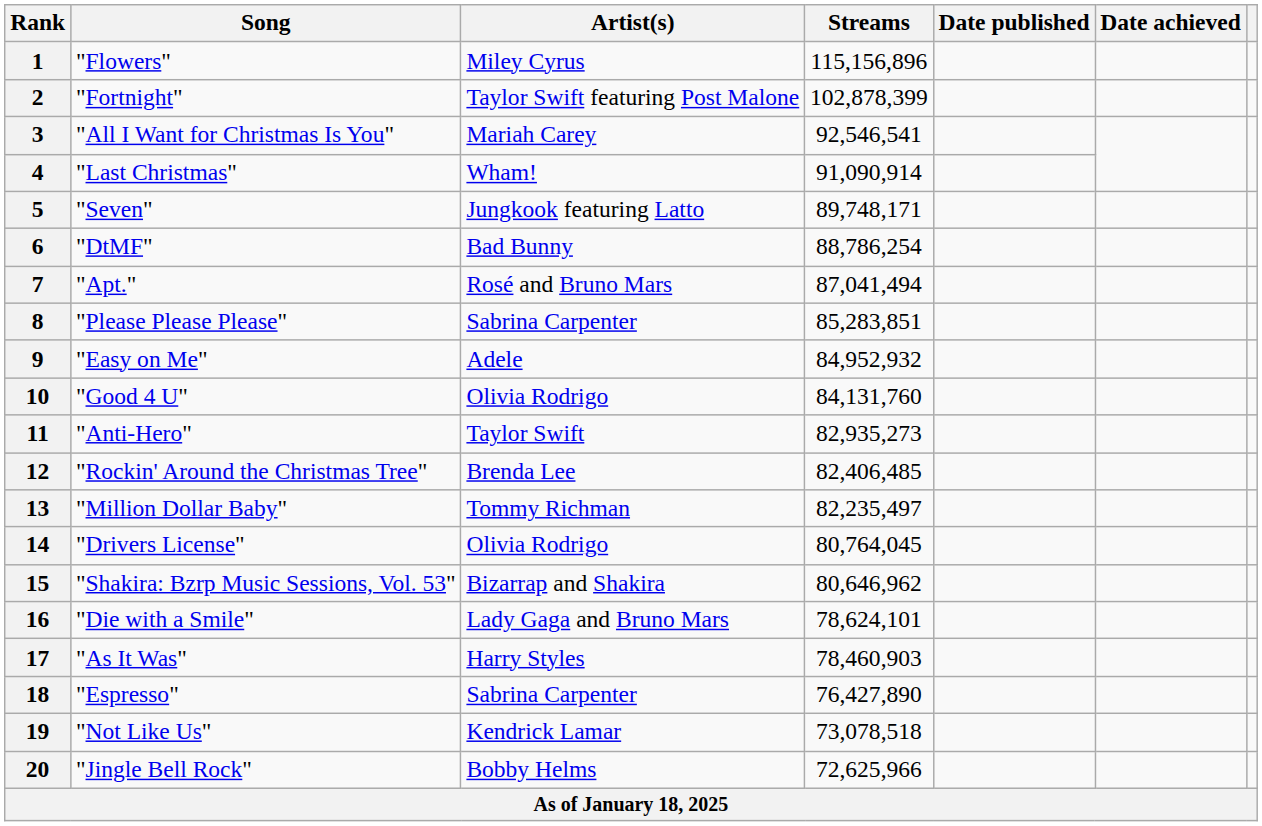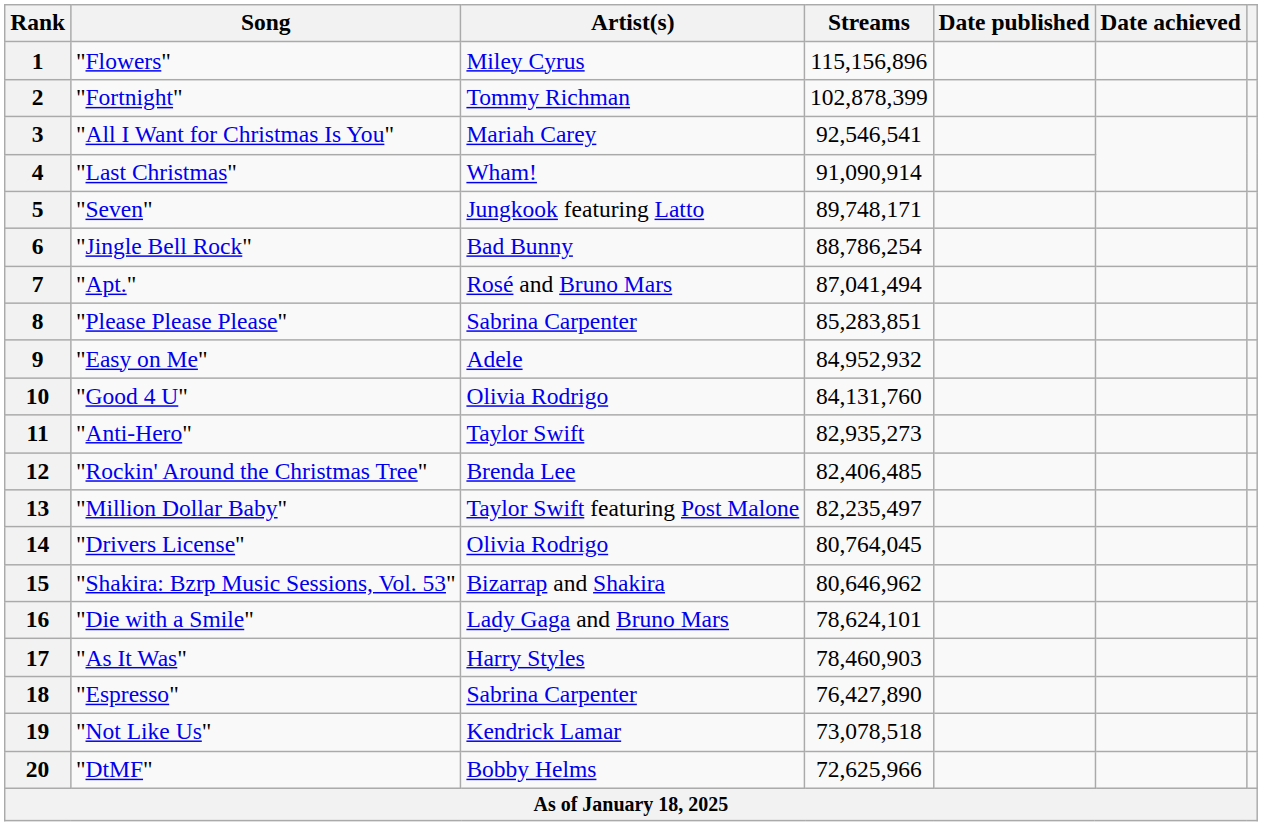(633, 97) Taylor Swift featuring Post Malone -> (548, 97) Tommy Richman
(114, 246) "DtMF" -> (164, 246) "Jingle Bell Rock"
(548, 508) Tommy Richman -> (633, 508) Taylor Swift featuring Post Malone
(164, 769) "Jingle Bell Rock" -> (114, 769) "DtMF"
